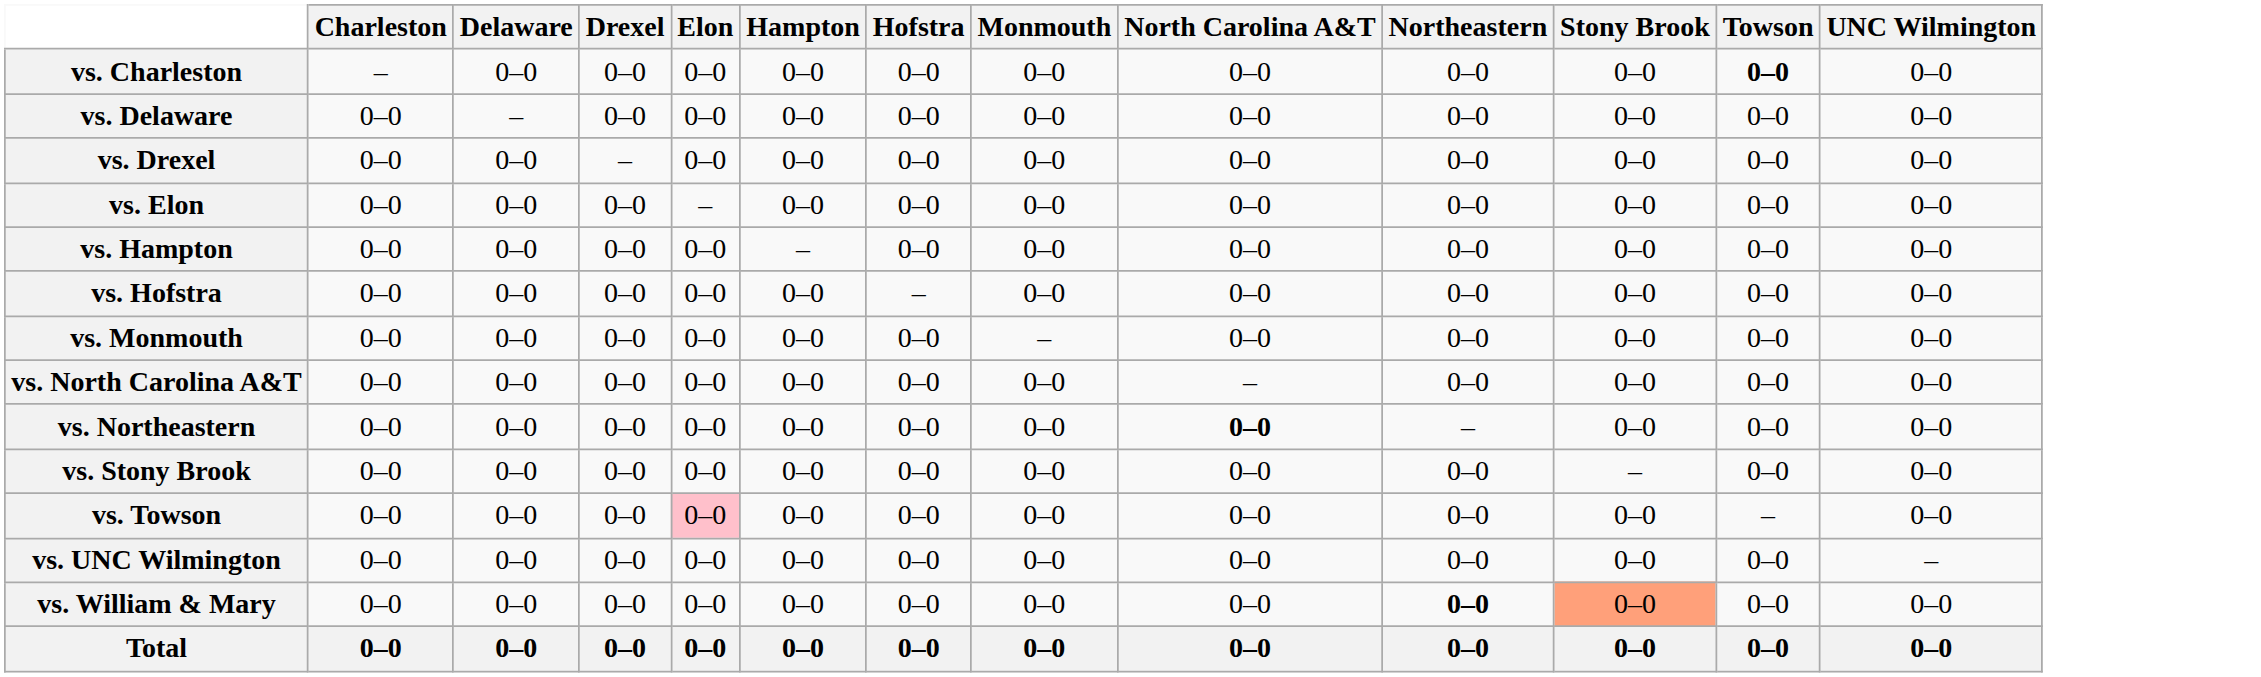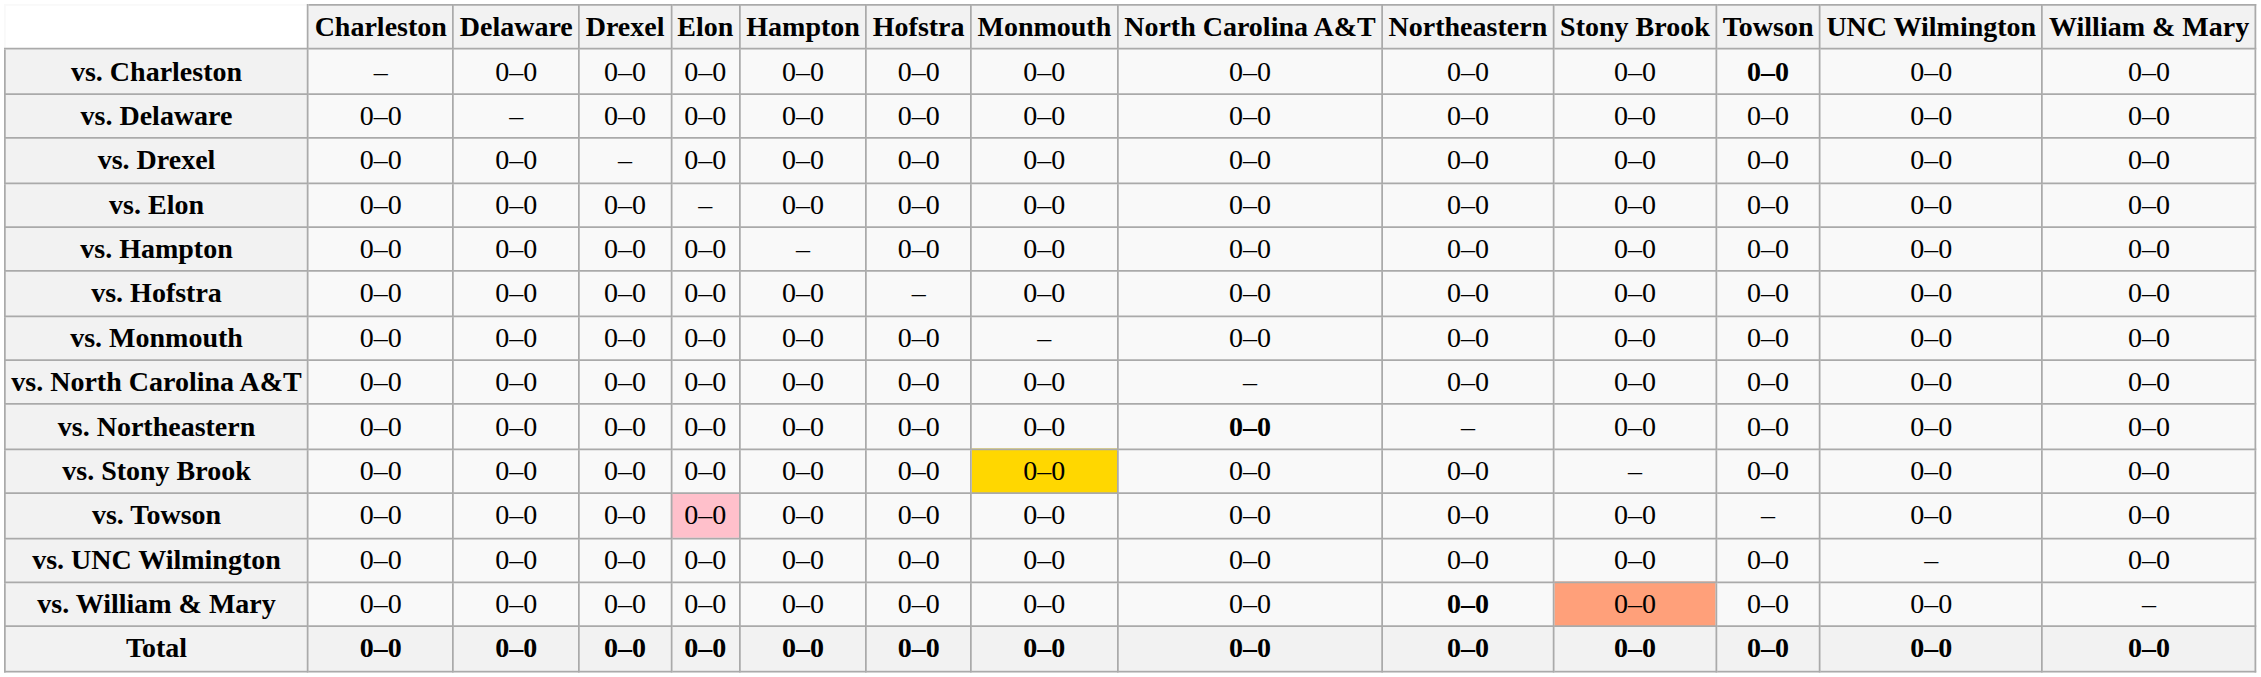+ column: (2149, 26)
(1044, 470) no background -> (1044, 470) gold background
